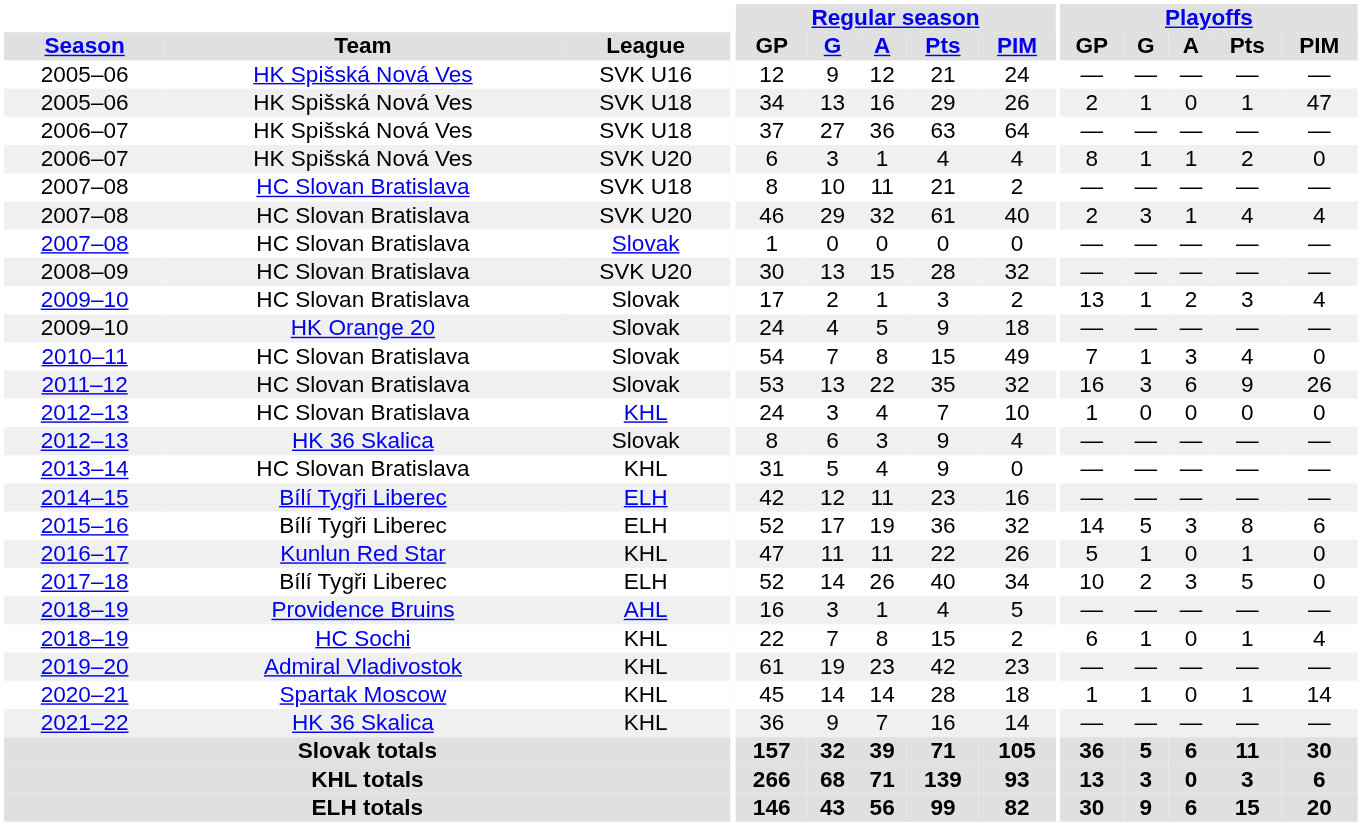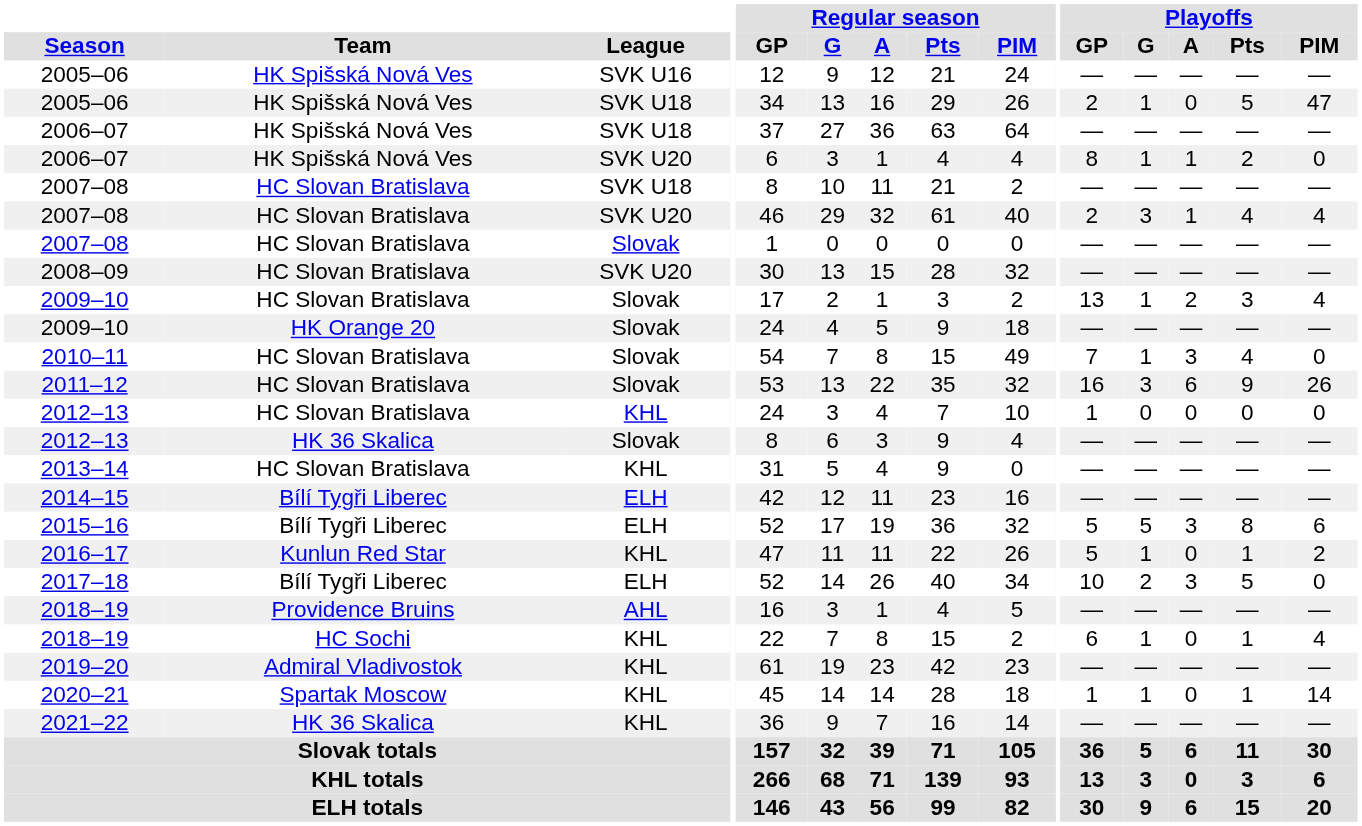(1247, 102) 1 -> (1247, 102) 5
(1092, 525) 14 -> (1092, 525) 5
(1319, 553) 0 -> (1319, 553) 2
